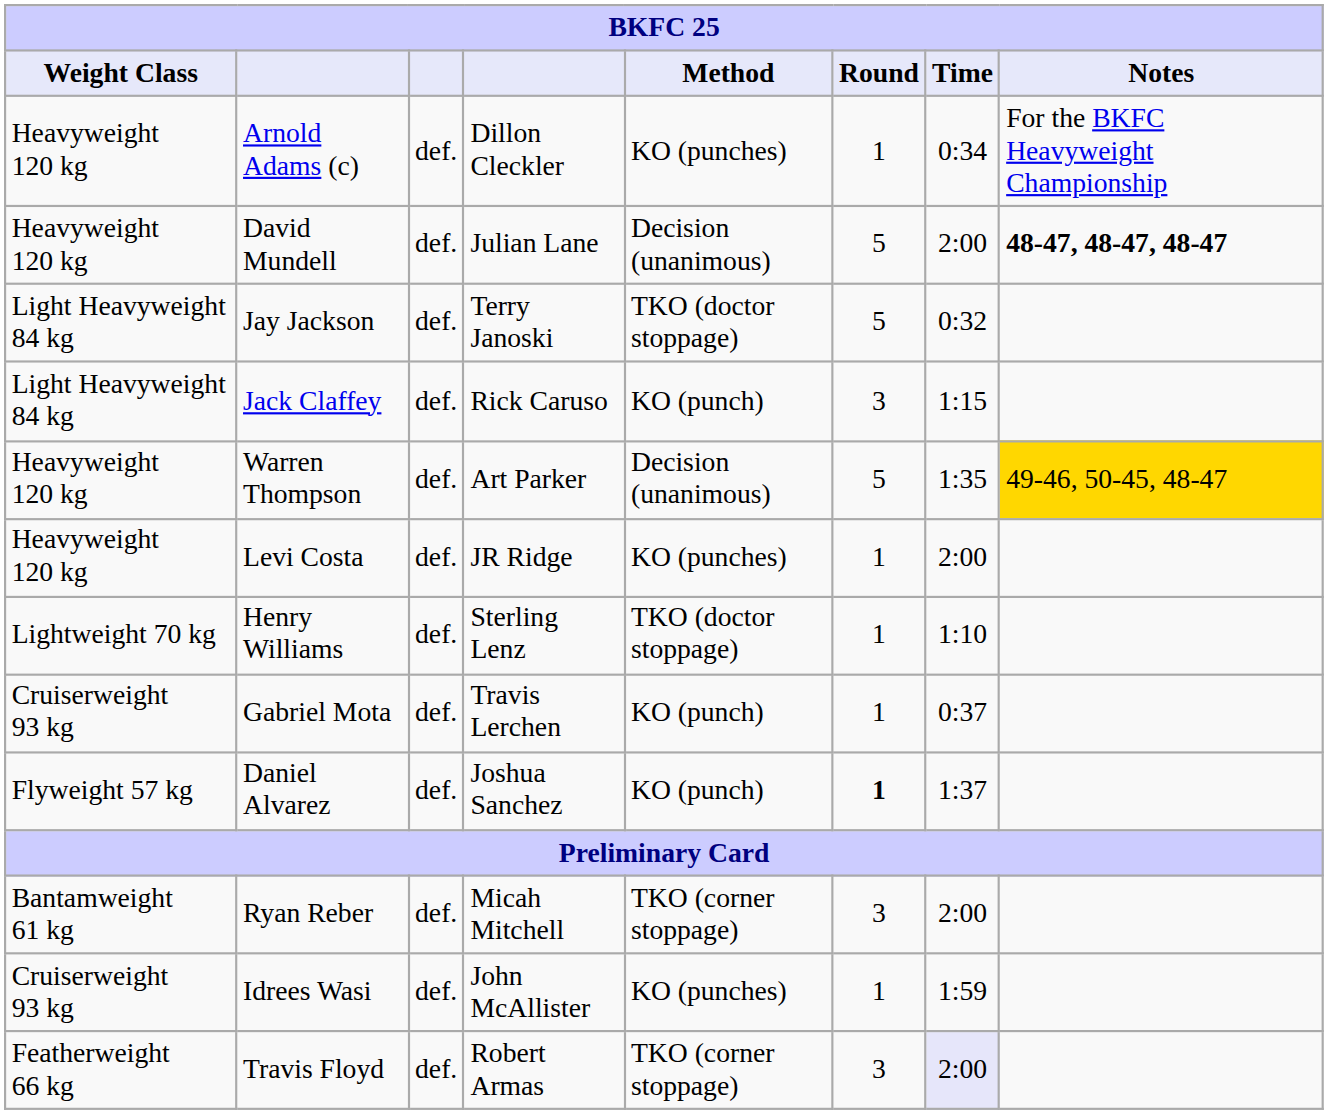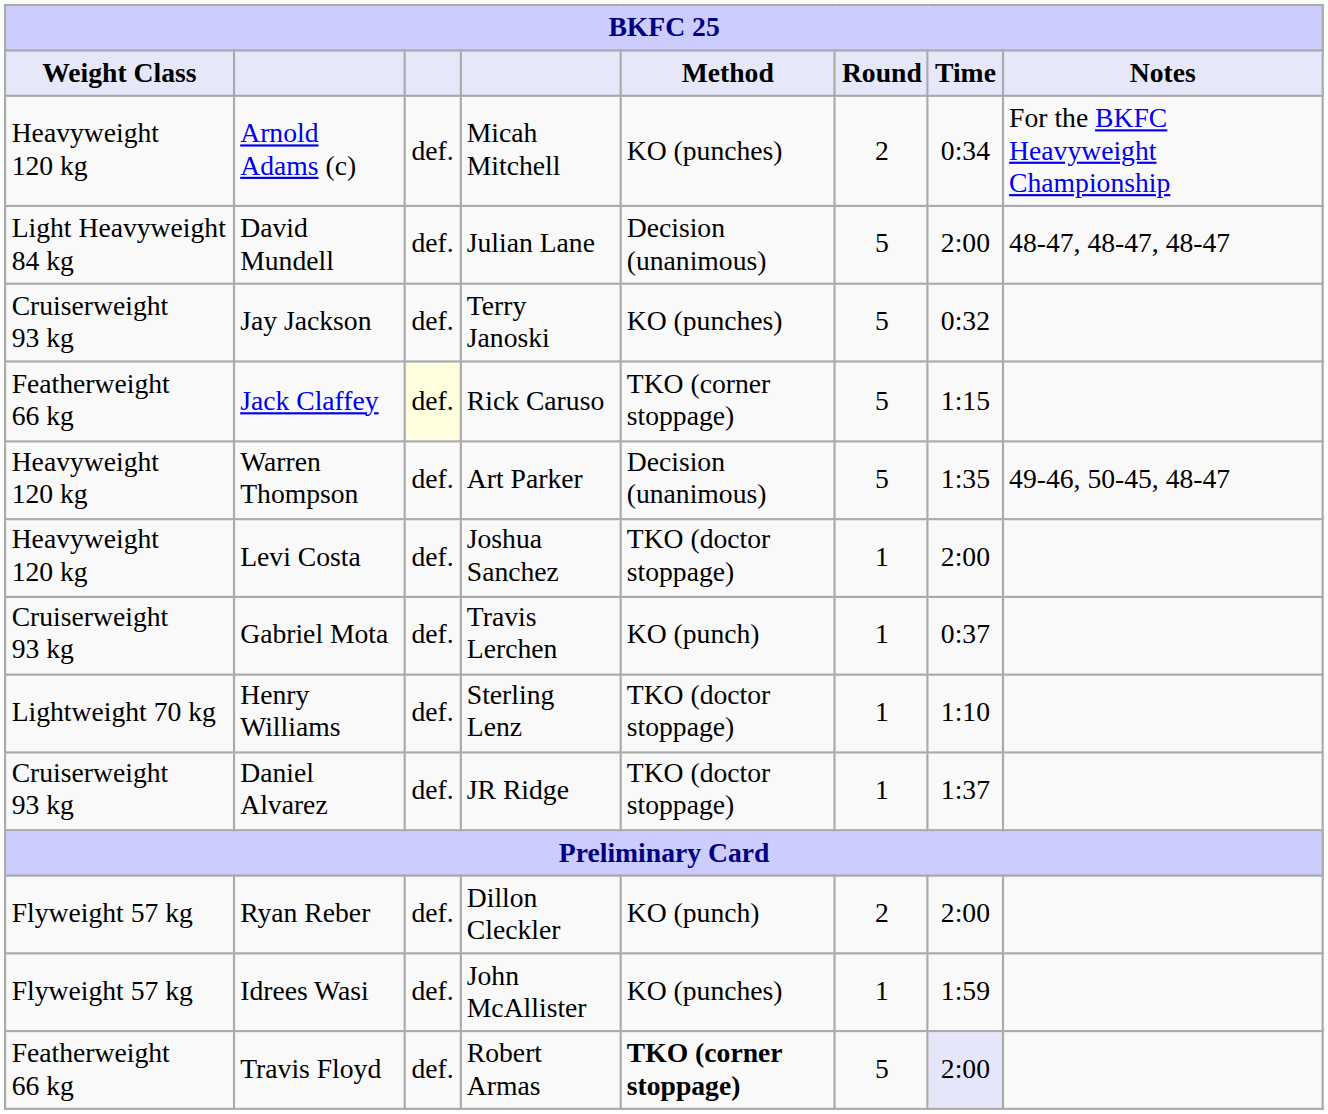(517, 150) Dillon Cleckler -> (514, 150) Micah Mitchell
(879, 150) 1 -> (882, 150) 2
(85, 244) Heavyweight 120 kg -> (119, 244) Light Heavyweight 84 kg
(1117, 244) bold -> (1120, 244) normal
(119, 322) Light Heavyweight 84 kg -> (90, 322) Cruiserweight 93 kg
(703, 322) TKO (doctor stoppage) -> (705, 322) KO (punches)
(119, 400) Light Heavyweight 84 kg -> (91, 400) Featherweight 66 kg
(436, 400) no background -> (433, 400) lightyellow background
(697, 400) KO (punch) -> (699, 400) TKO (corner stoppage)
(879, 400) 3 -> (882, 400) 5
(1117, 478) gold background -> (1120, 478) no background
(522, 556) JR Ridge -> (513, 556) Joshua Sanchez
(709, 556) KO (punches) -> (699, 556) TKO (doctor stoppage)
rows swapped: (317, 712) <-> (293, 634)
(102, 790) Flyweight 57 kg -> (90, 790) Cruiserweight 93 kg
(516, 790) Joshua Sanchez -> (518, 790) JR Ridge
(697, 790) KO (punch) -> (699, 790) TKO (doctor stoppage)
(879, 790) bold -> (882, 790) normal
(92, 914) Bantamweight 61 kg -> (102, 914) Flyweight 57 kg
(517, 914) Micah Mitchell -> (514, 914) Dillon Cleckler
(703, 914) TKO (corner stoppage) -> (693, 914) KO (punch)
(879, 914) 3 -> (882, 914) 2
(90, 991) Cruiserweight 93 kg -> (102, 991) Flyweight 57 kg
(703, 1069) normal -> (704, 1069) bold
(879, 1069) 3 -> (882, 1069) 5
